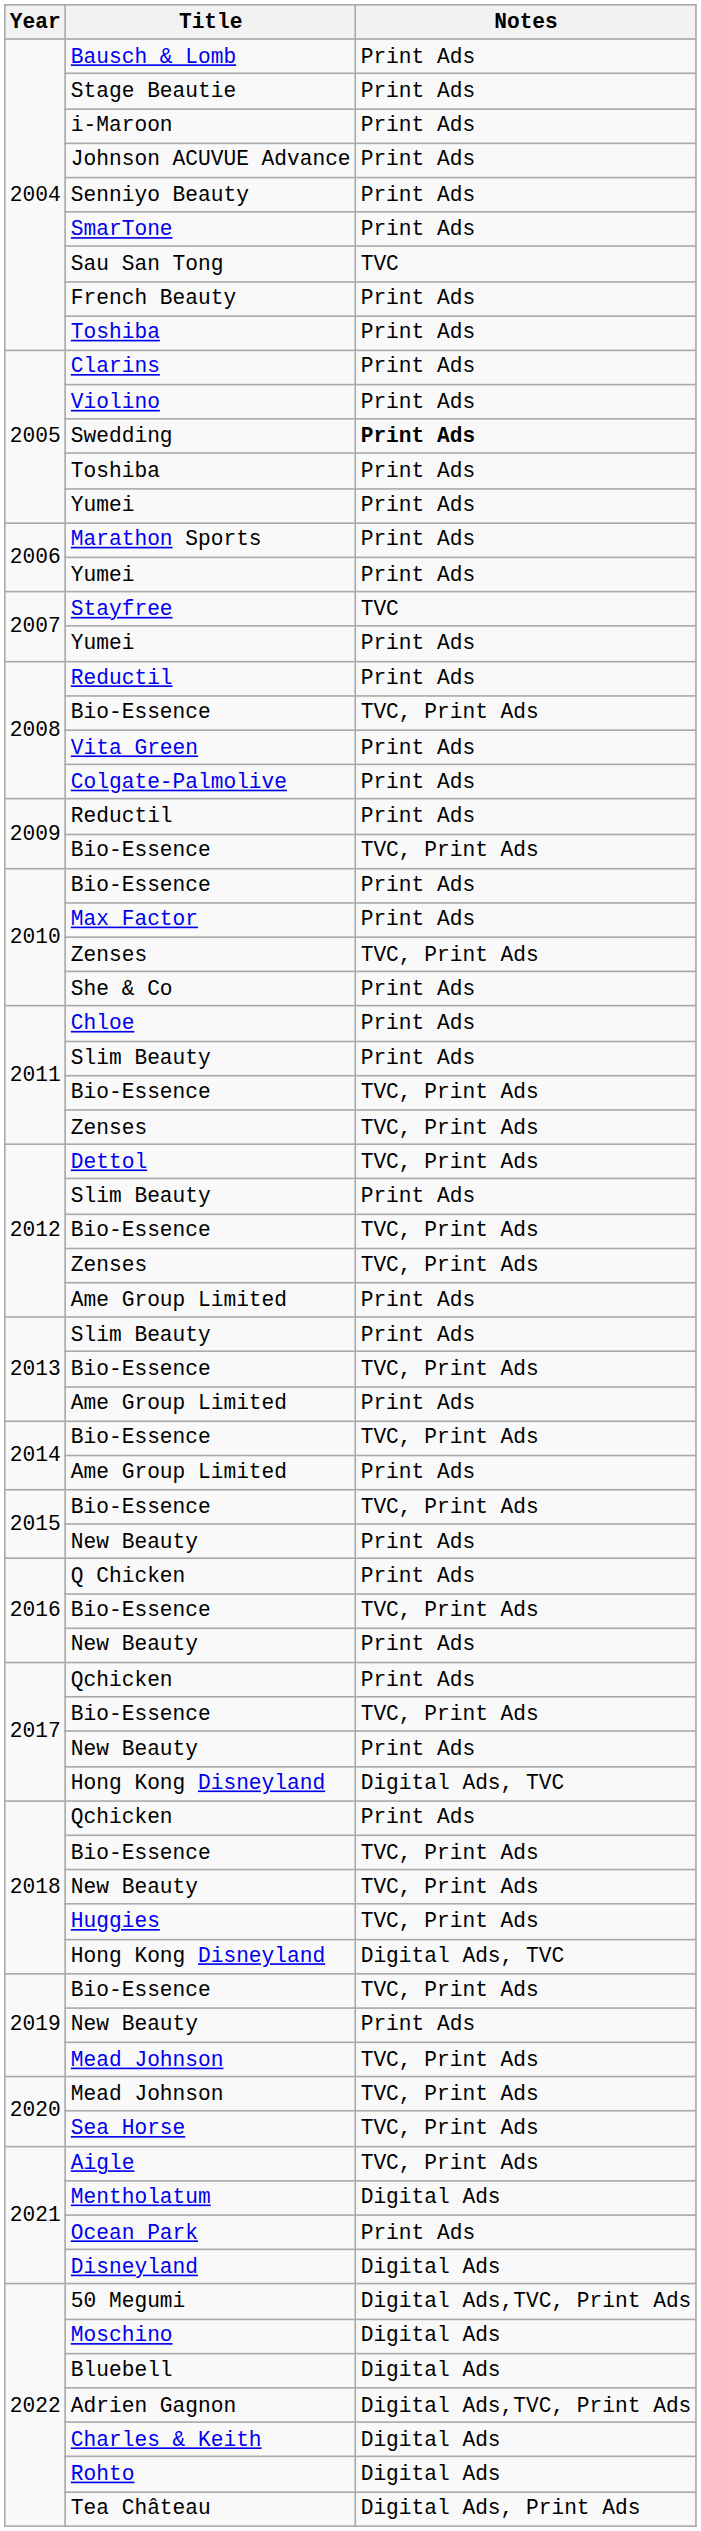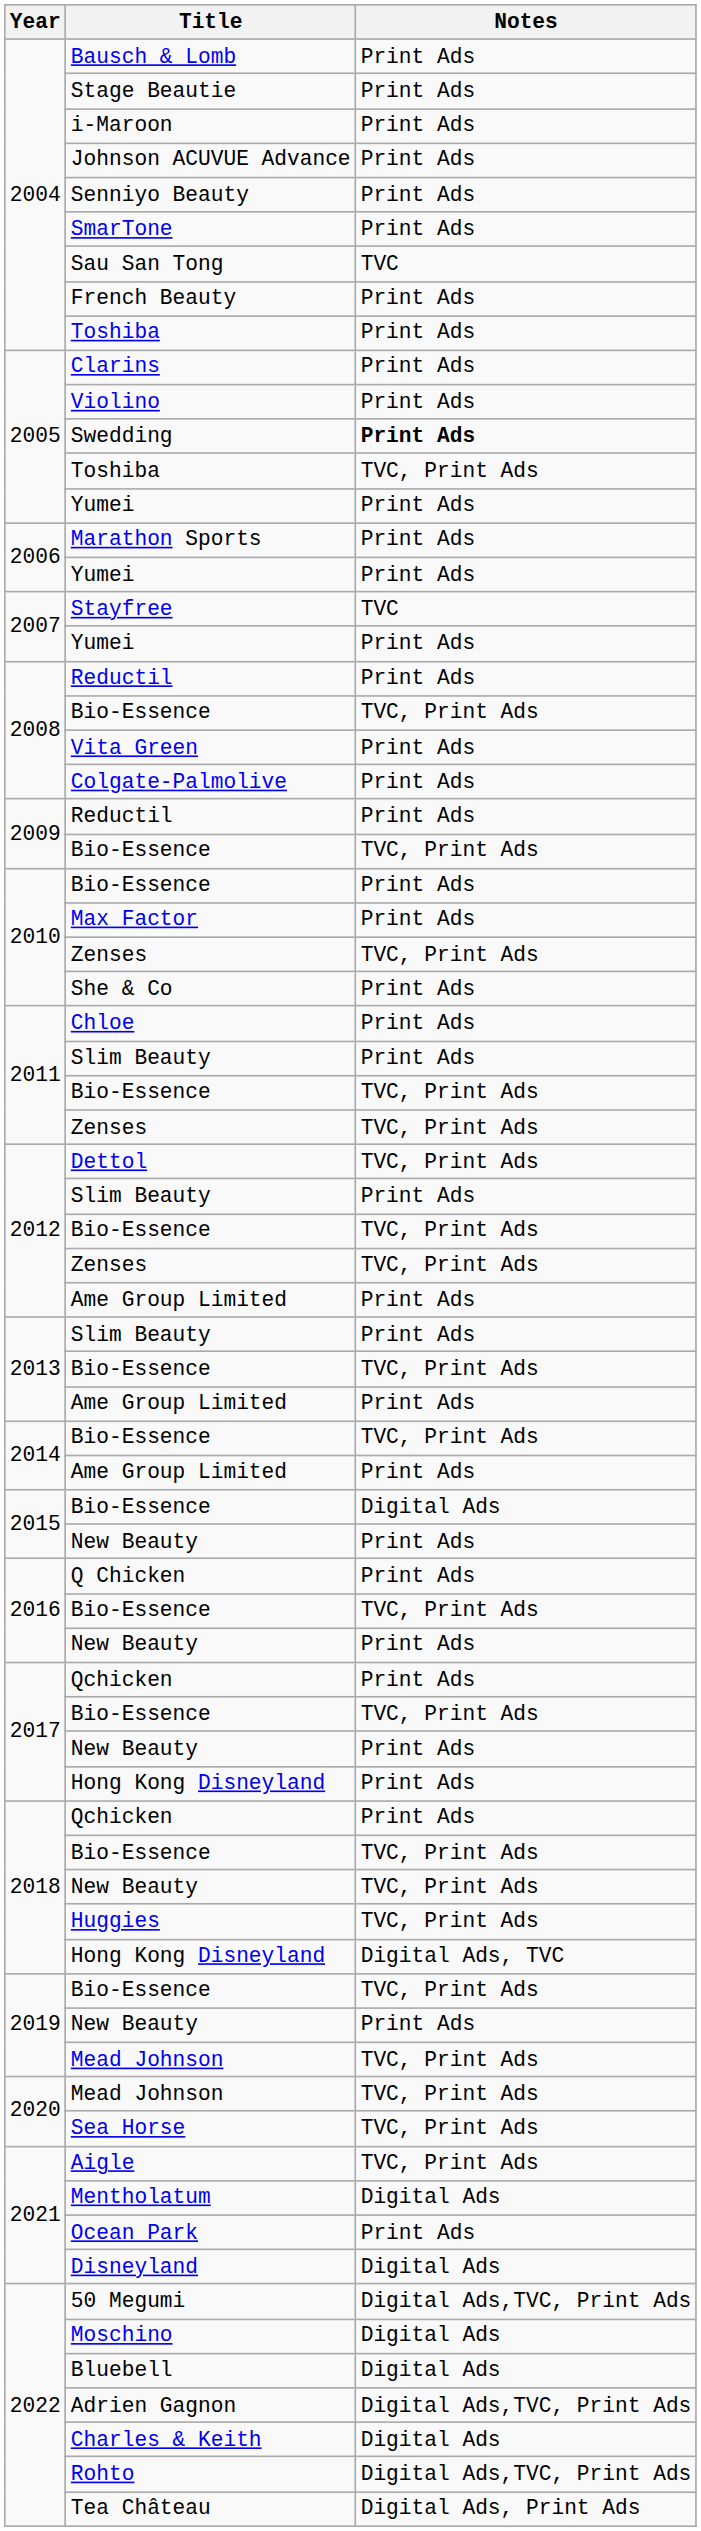(418, 471) Print Ads -> (450, 471) TVC, Print Ads
(450, 1507) TVC, Print Ads -> (431, 1507) Digital Ads
(462, 1783) Digital Ads, TVC -> (418, 1783) Print Ads
(431, 2474) Digital Ads -> (526, 2474) Digital Ads,TVC, Print Ads
